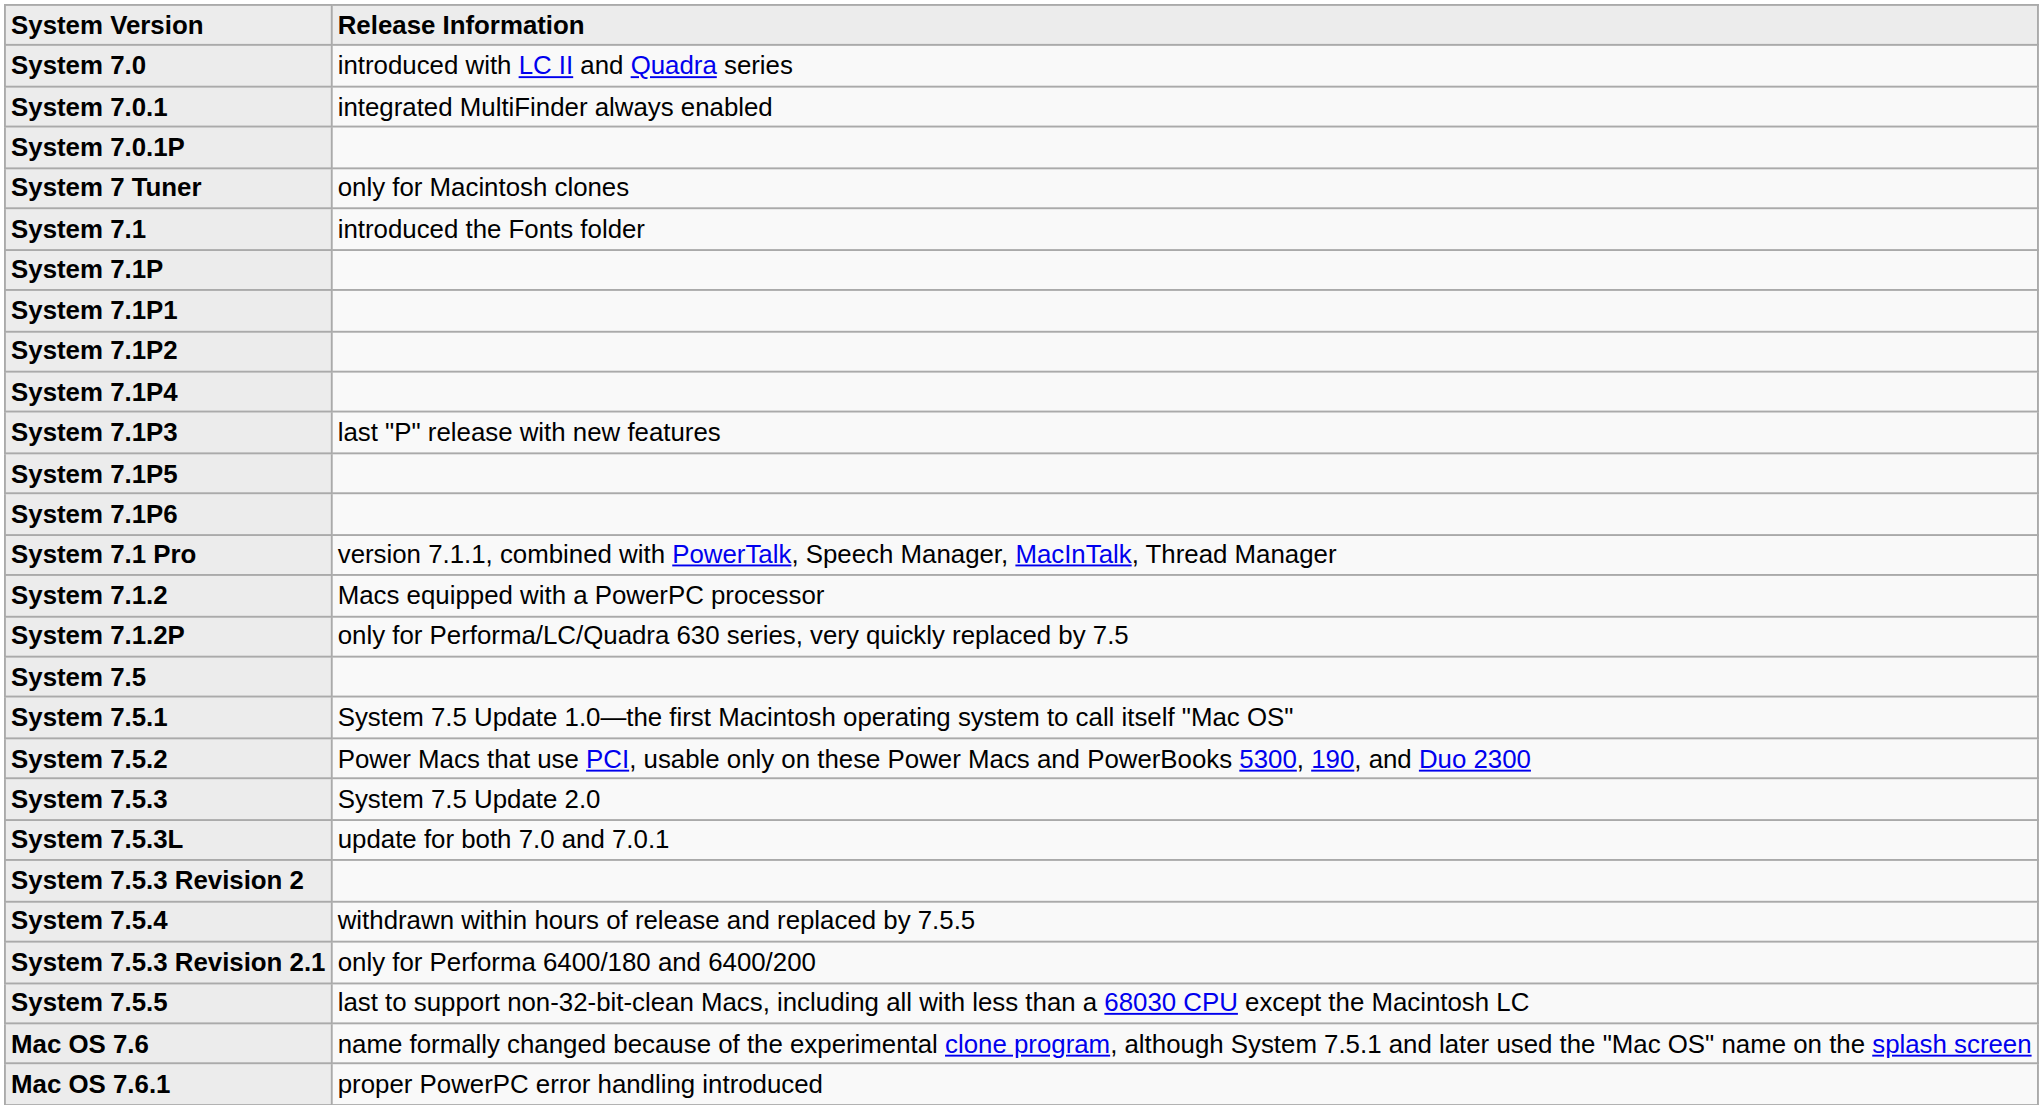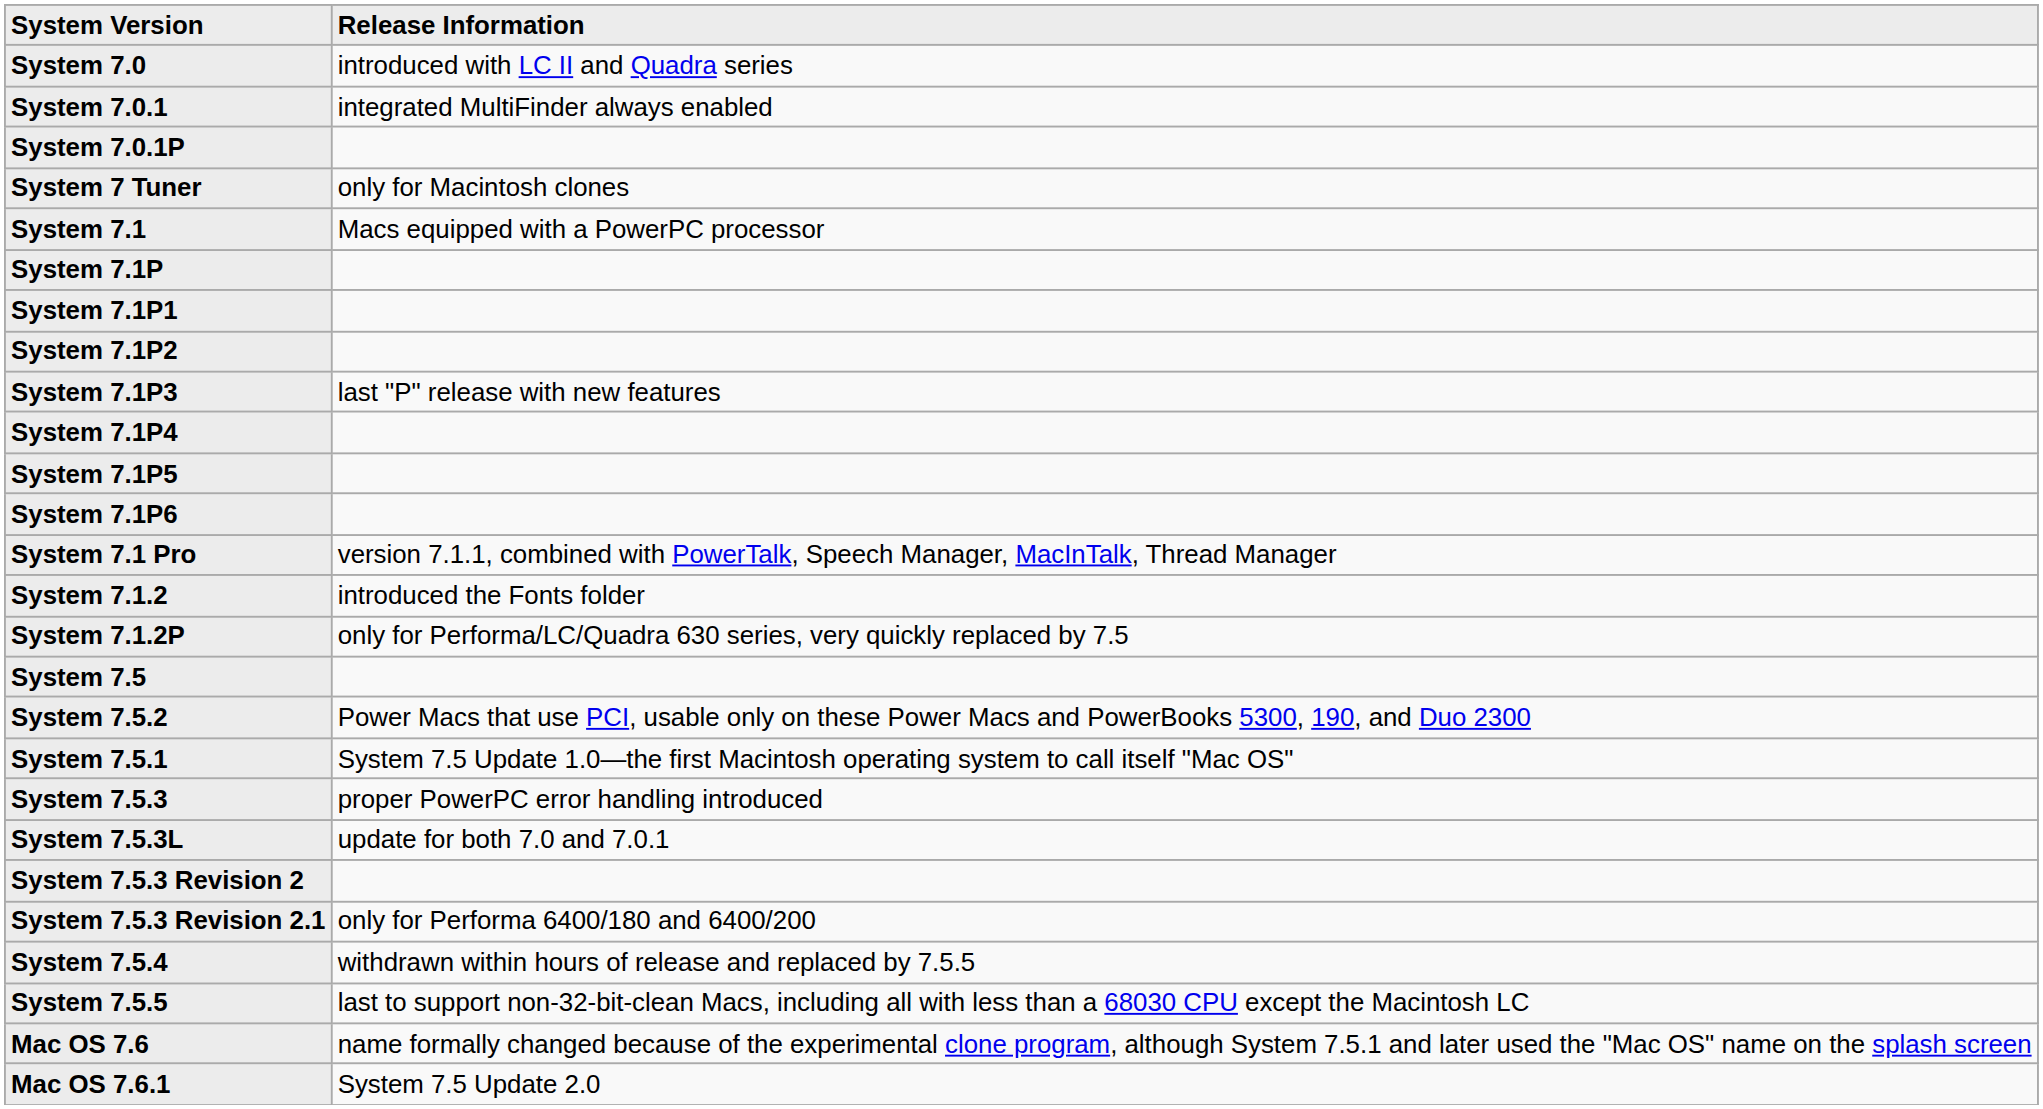(491, 229) introduced the Fonts folder -> (581, 229) Macs equipped with a PowerPC processor
rows swapped: (94, 432) <-> (94, 391)
(581, 595) Macs equipped with a PowerPC processor -> (491, 595) introduced the Fonts folder
rows swapped: (89, 717) <-> (89, 758)
(469, 799) System 7.5 Update 2.0 -> (580, 799) proper PowerPC error handling introduced
rows swapped: (168, 962) <-> (89, 921)
(580, 1084) proper PowerPC error handling introduced -> (469, 1084) System 7.5 Update 2.0
